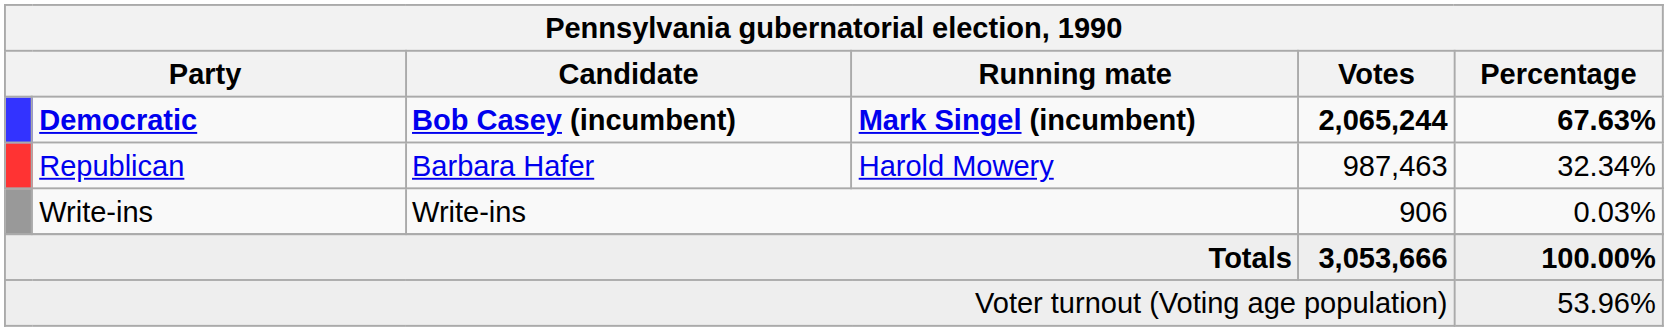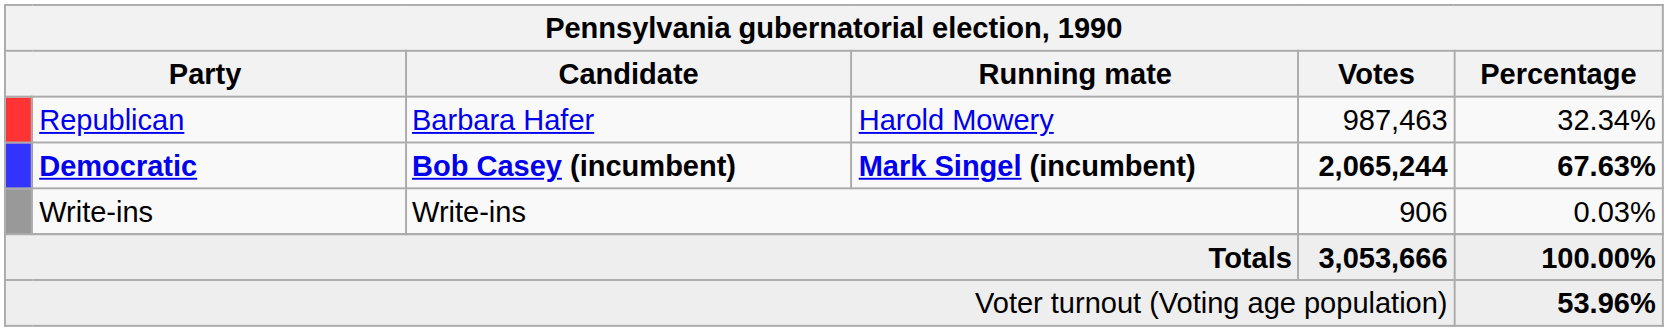rows swapped: (118, 120) <-> (112, 166)
(1607, 304) normal -> (1607, 304) bold
